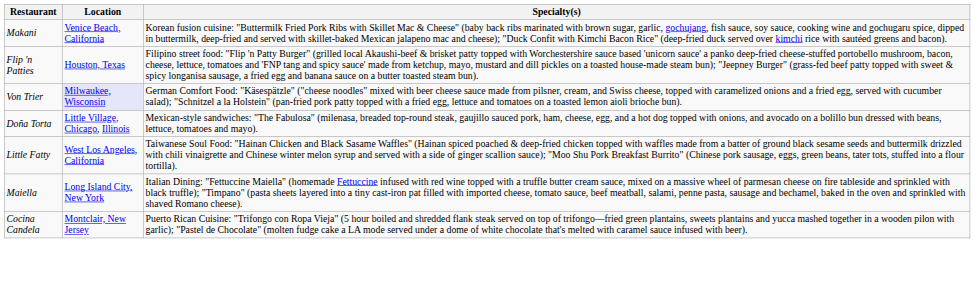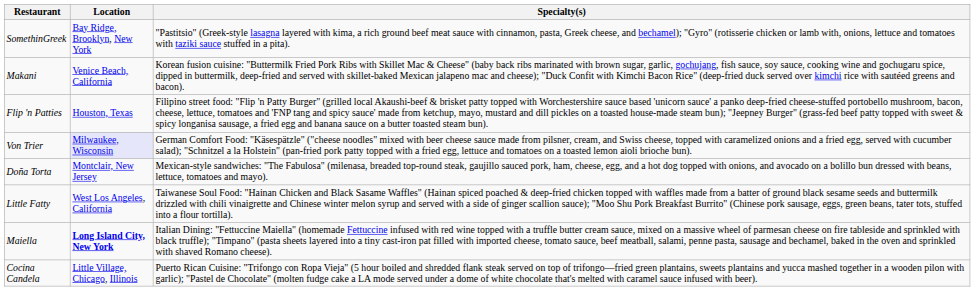+ row: (36, 38)
(97, 123) Little Village, Chicago, Illinois -> (103, 171) Montclair, New Jersey
(99, 192) normal -> (109, 241) bold
(95, 224) Montclair, New Jersey -> (105, 273) Little Village, Chicago, Illinois
